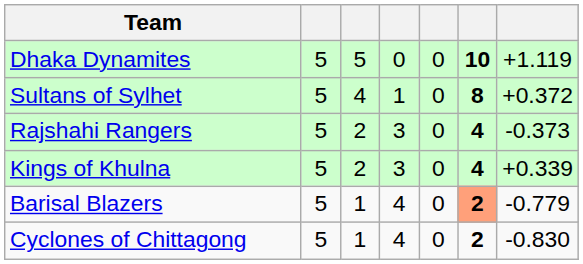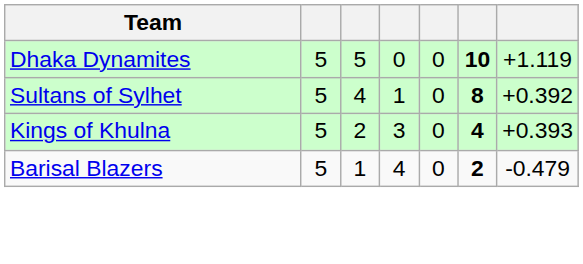(538, 95) +0.372 -> (538, 95) +0.392
- row: (101, 131)
(538, 167) +0.339 -> (538, 131) +0.393
(477, 204) lightsalmon background -> (477, 167) no background
(538, 204) -0.779 -> (538, 167) -0.479
- row: (128, 240)
